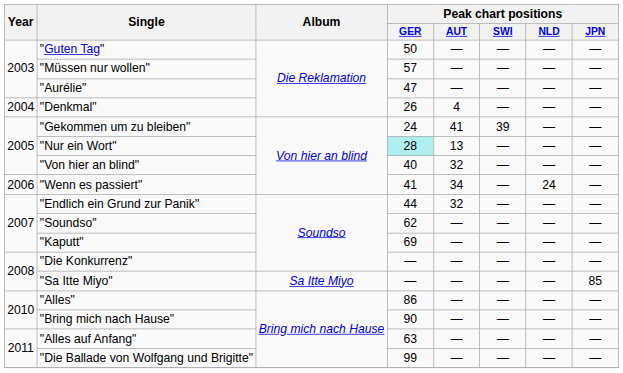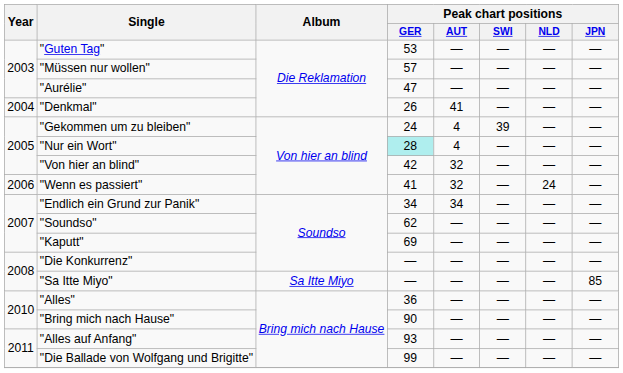(410, 49) 50 -> (410, 49) 53
(457, 107) 4 -> (457, 107) 41
(457, 126) 41 -> (457, 126) 4
(457, 146) 13 -> (457, 146) 4
(410, 165) 40 -> (410, 165) 42
(457, 184) 34 -> (457, 184) 32
(410, 203) 44 -> (410, 203) 34
(457, 203) 32 -> (457, 203) 34
(410, 300) 86 -> (410, 300) 36
(410, 338) 63 -> (410, 338) 93
